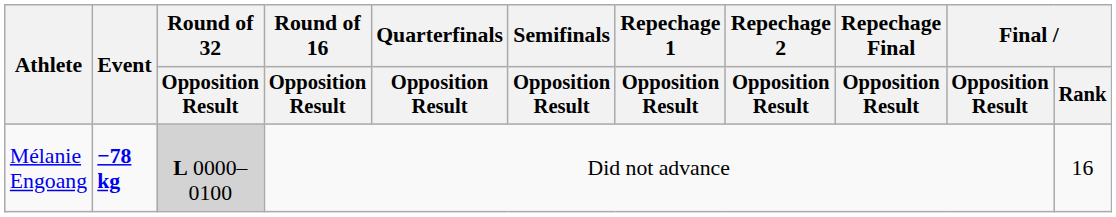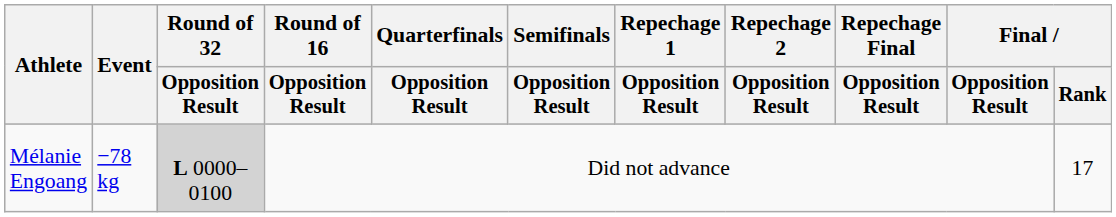(114, 168) bold -> (114, 168) normal
(1082, 168) 16 -> (1082, 168) 17
